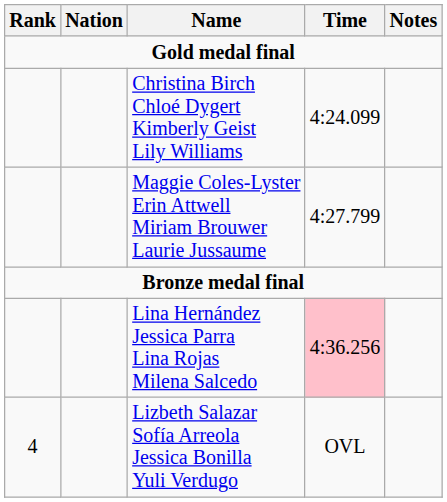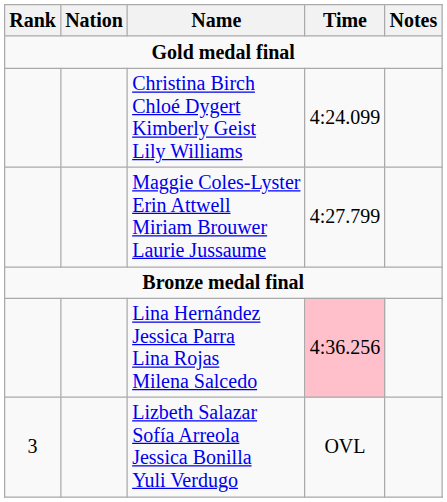(33, 446) 4 -> (33, 446) 3
